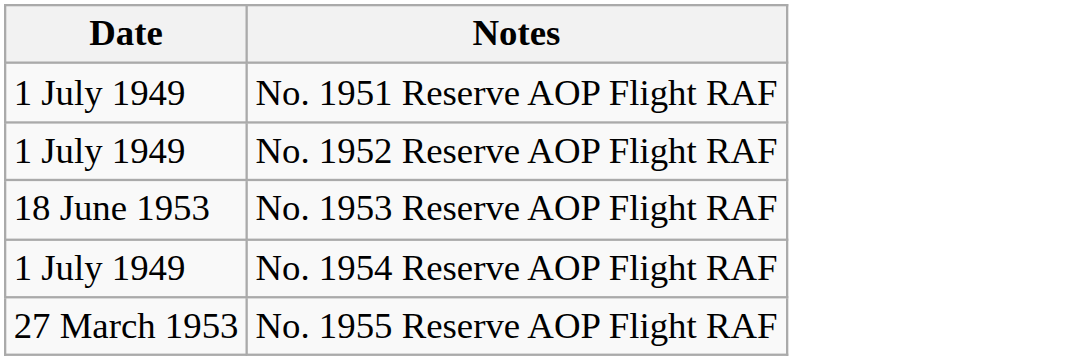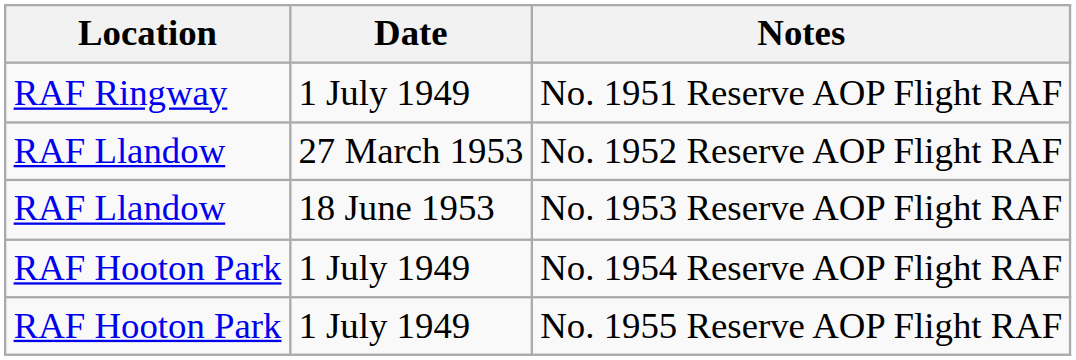+ column: (148, 33)
(100, 150) 1 July 1949 -> (411, 150) 27 March 1953
(126, 325) 27 March 1953 -> (384, 325) 1 July 1949
